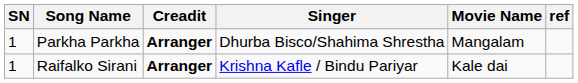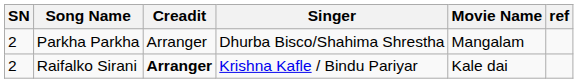(12, 41) 1 -> (12, 41) 2
(179, 41) bold -> (177, 41) normal
(12, 66) 1 -> (12, 66) 2
